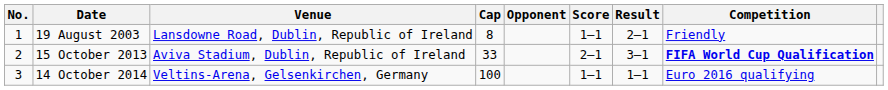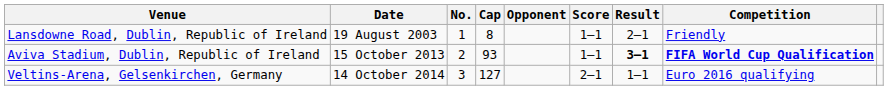columns swapped: (19, 15) <-> (313, 15)
(490, 55) 33 -> (490, 55) 93
(591, 55) 2–1 -> (591, 55) 1–1
(638, 55) normal -> (638, 55) bold
(490, 75) 100 -> (490, 75) 127
(591, 75) 1–1 -> (591, 75) 2–1
